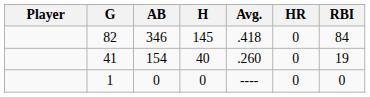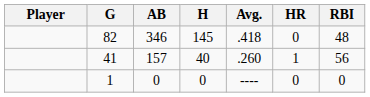(342, 37) 84 -> (342, 37) 48
(156, 59) 154 -> (156, 59) 157
(296, 59) 0 -> (296, 59) 1
(342, 59) 19 -> (342, 59) 56
